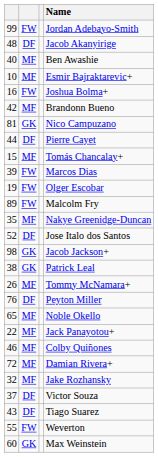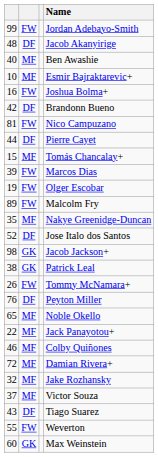(29, 108) MF -> (29, 108) DF
(29, 124) GK -> (29, 124) FW
(29, 284) MF -> (29, 284) FW
(29, 396) DF -> (29, 396) MF
